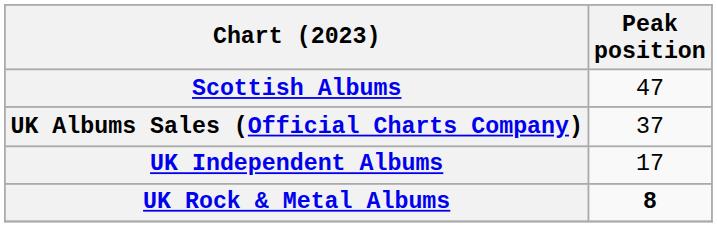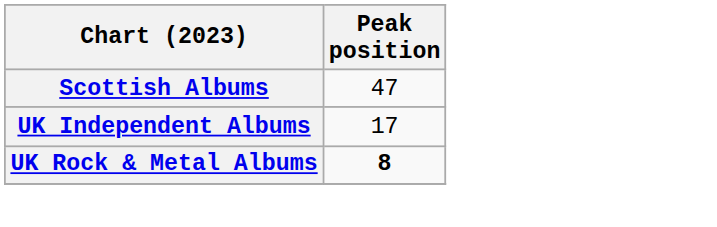- row: (297, 127)
